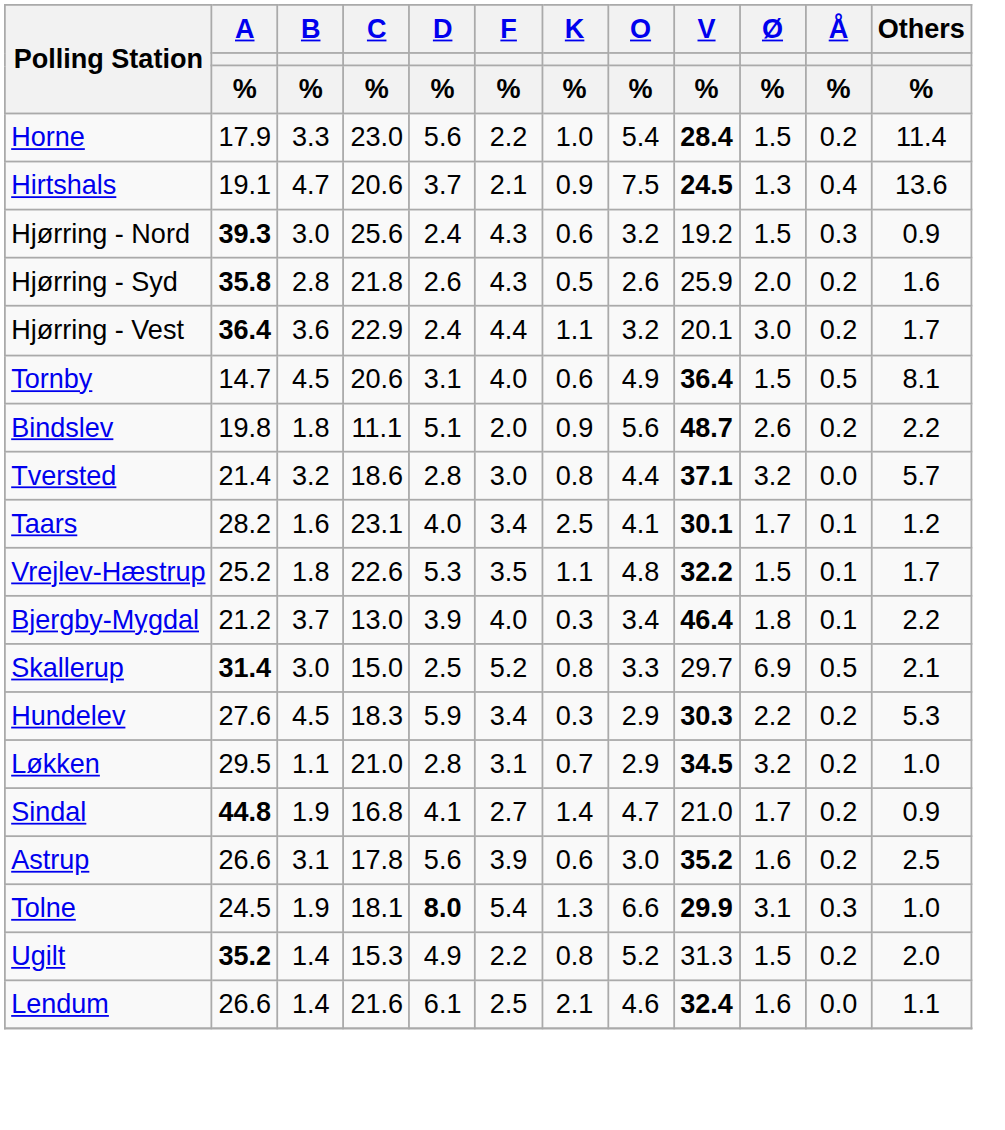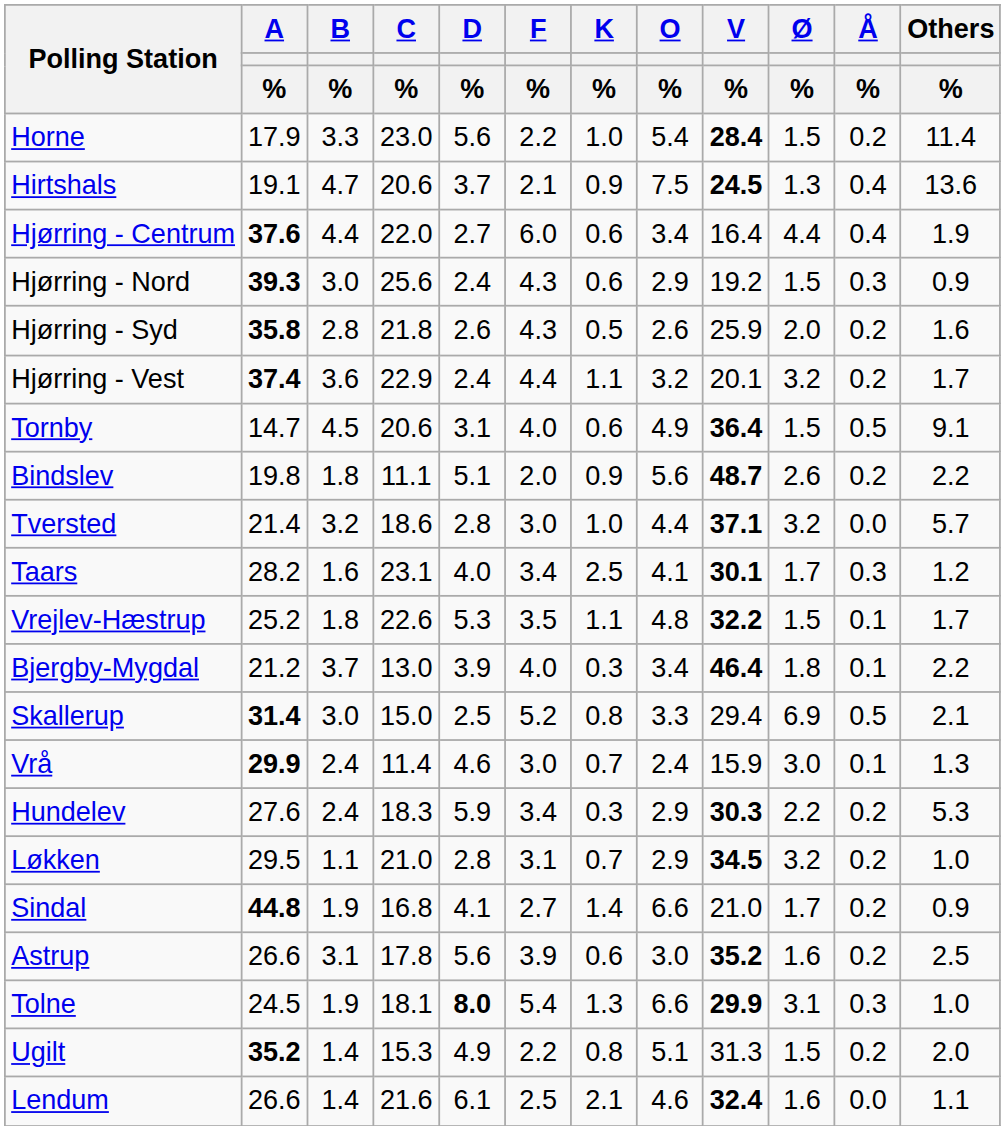+ row: (123, 234)
(641, 234) 3.2 -> (670, 282) 2.9
(245, 330) 36.4 -> (274, 378) 37.4
(773, 330) 3.0 -> (802, 378) 3.2
(921, 378) 8.1 -> (951, 426) 9.1
(575, 474) 0.8 -> (604, 523) 1.0
(838, 523) 0.1 -> (868, 571) 0.3
(707, 667) 29.7 -> (736, 715) 29.4
+ row: (32, 763)
(311, 715) 4.5 -> (340, 812) 2.4
(641, 812) 4.7 -> (670, 908) 6.6
(641, 956) 5.2 -> (670, 1052) 5.1
